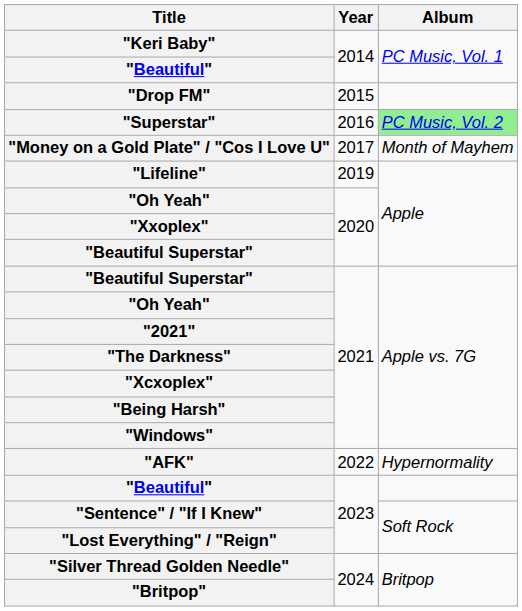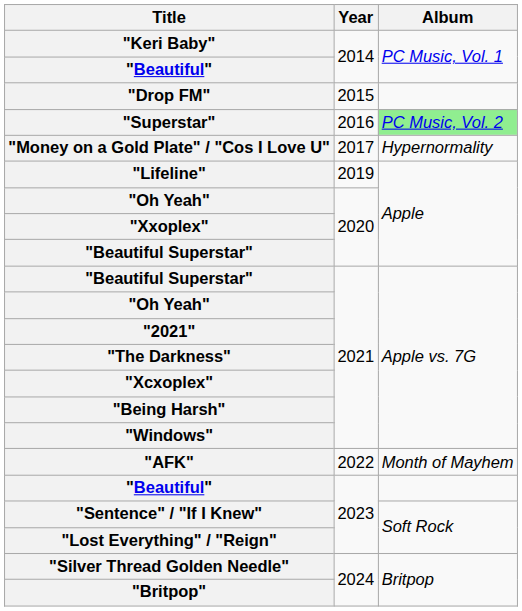(448, 148) Month of Mayhem -> (437, 148) Hypernormality
(437, 461) Hypernormality -> (448, 461) Month of Mayhem
